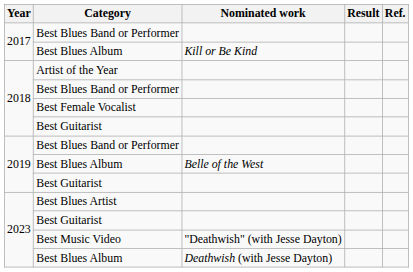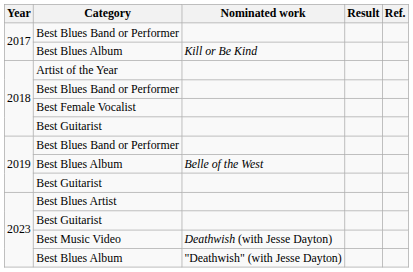(263, 239) "Deathwish" (with Jesse Dayton) -> (258, 239) Deathwish (with Jesse Dayton)
(258, 257) Deathwish (with Jesse Dayton) -> (263, 257) "Deathwish" (with Jesse Dayton)
